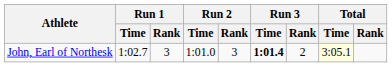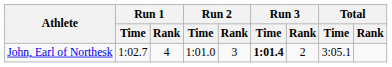(167, 52) 3 -> (167, 52) 4
(336, 52) lightyellow background -> (336, 52) no background
